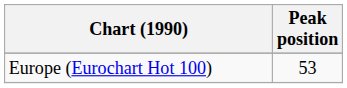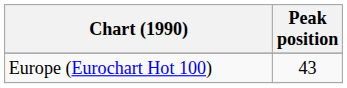(308, 67) 53 -> (308, 67) 43
